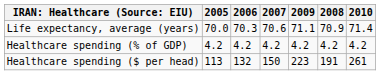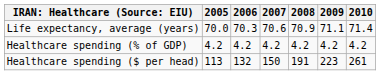columns swapped: (332, 13) <-> (303, 13)
